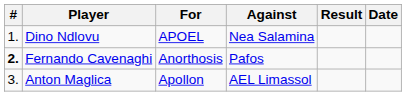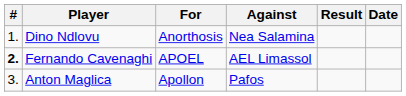(181, 36) APOEL -> (191, 36) Anorthosis
(191, 58) Anorthosis -> (181, 58) APOEL
(246, 58) Pafos -> (270, 58) AEL Limassol
(270, 79) AEL Limassol -> (246, 79) Pafos
